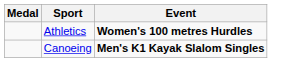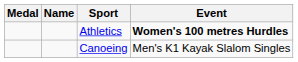+ column: (59, 13)
(181, 48) bold -> (212, 48) normal
